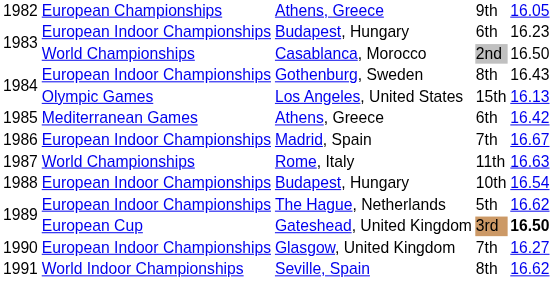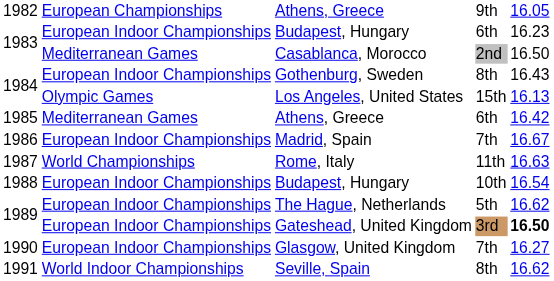(118, 53) World Championships -> (120, 53) Mediterranean Games
(92, 226) European Cup -> (156, 226) European Indoor Championships
